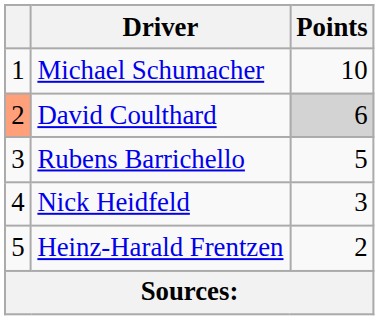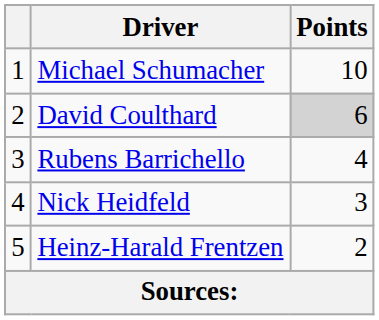(18, 114) lightsalmon background -> (18, 114) no background
(361, 158) 5 -> (361, 158) 4
